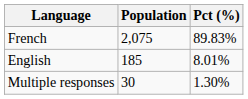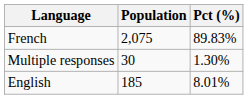rows swapped: (29, 60) <-> (61, 82)
